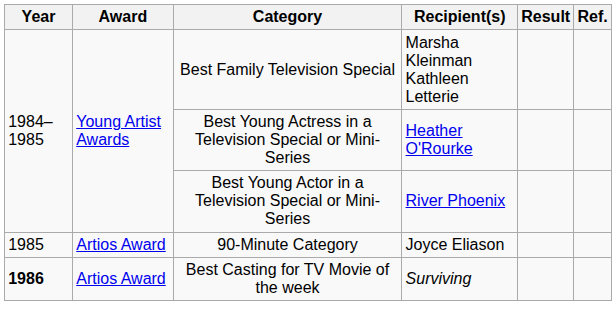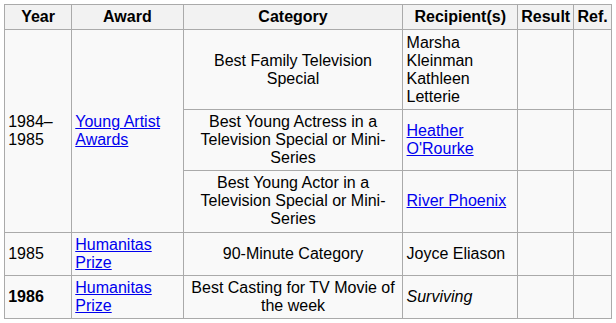(121, 244) Artios Award -> (114, 253) Humanitas Prize
(121, 279) Artios Award -> (114, 297) Humanitas Prize
